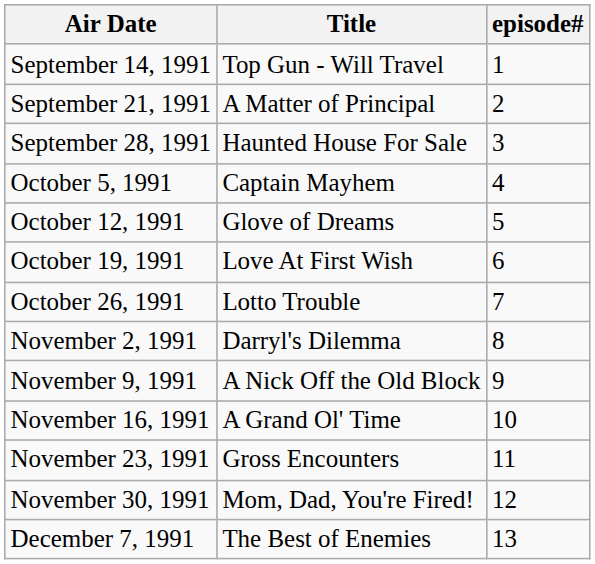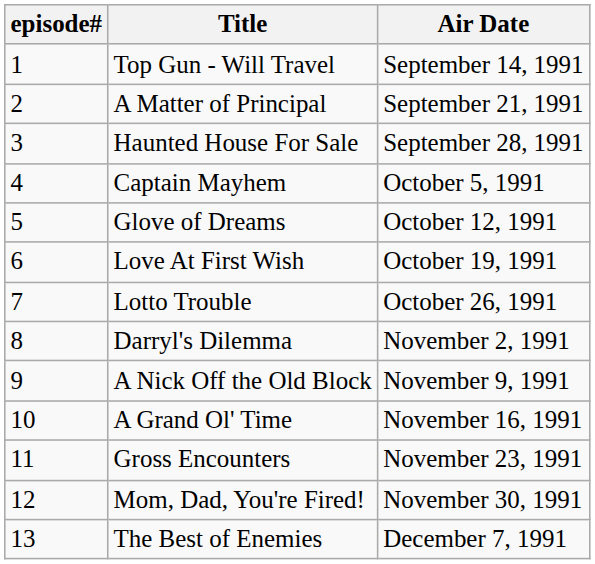columns swapped: (538, 24) <-> (111, 24)
